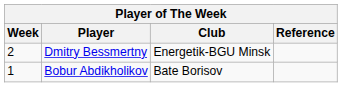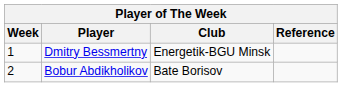(11, 52) 2 -> (11, 52) 1
(11, 71) 1 -> (11, 71) 2
